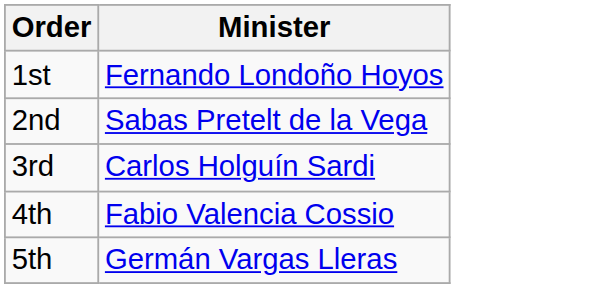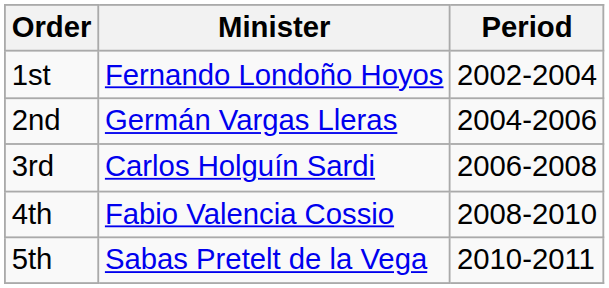+ column: (527, 27)
(266, 120) Sabas Pretelt de la Vega -> (251, 120) Germán Vargas Lleras
(251, 259) Germán Vargas Lleras -> (266, 259) Sabas Pretelt de la Vega
